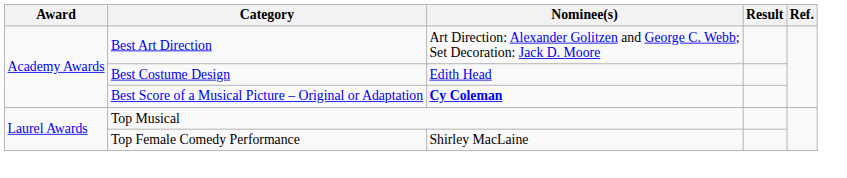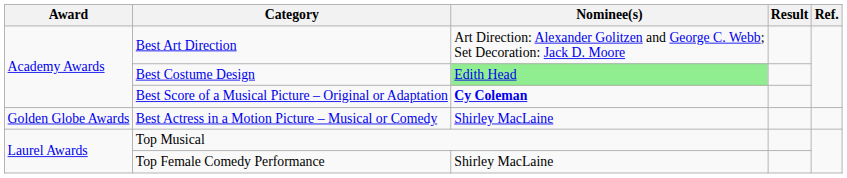(461, 74) no background -> (485, 74) lightgreen background
+ row: (287, 118)
